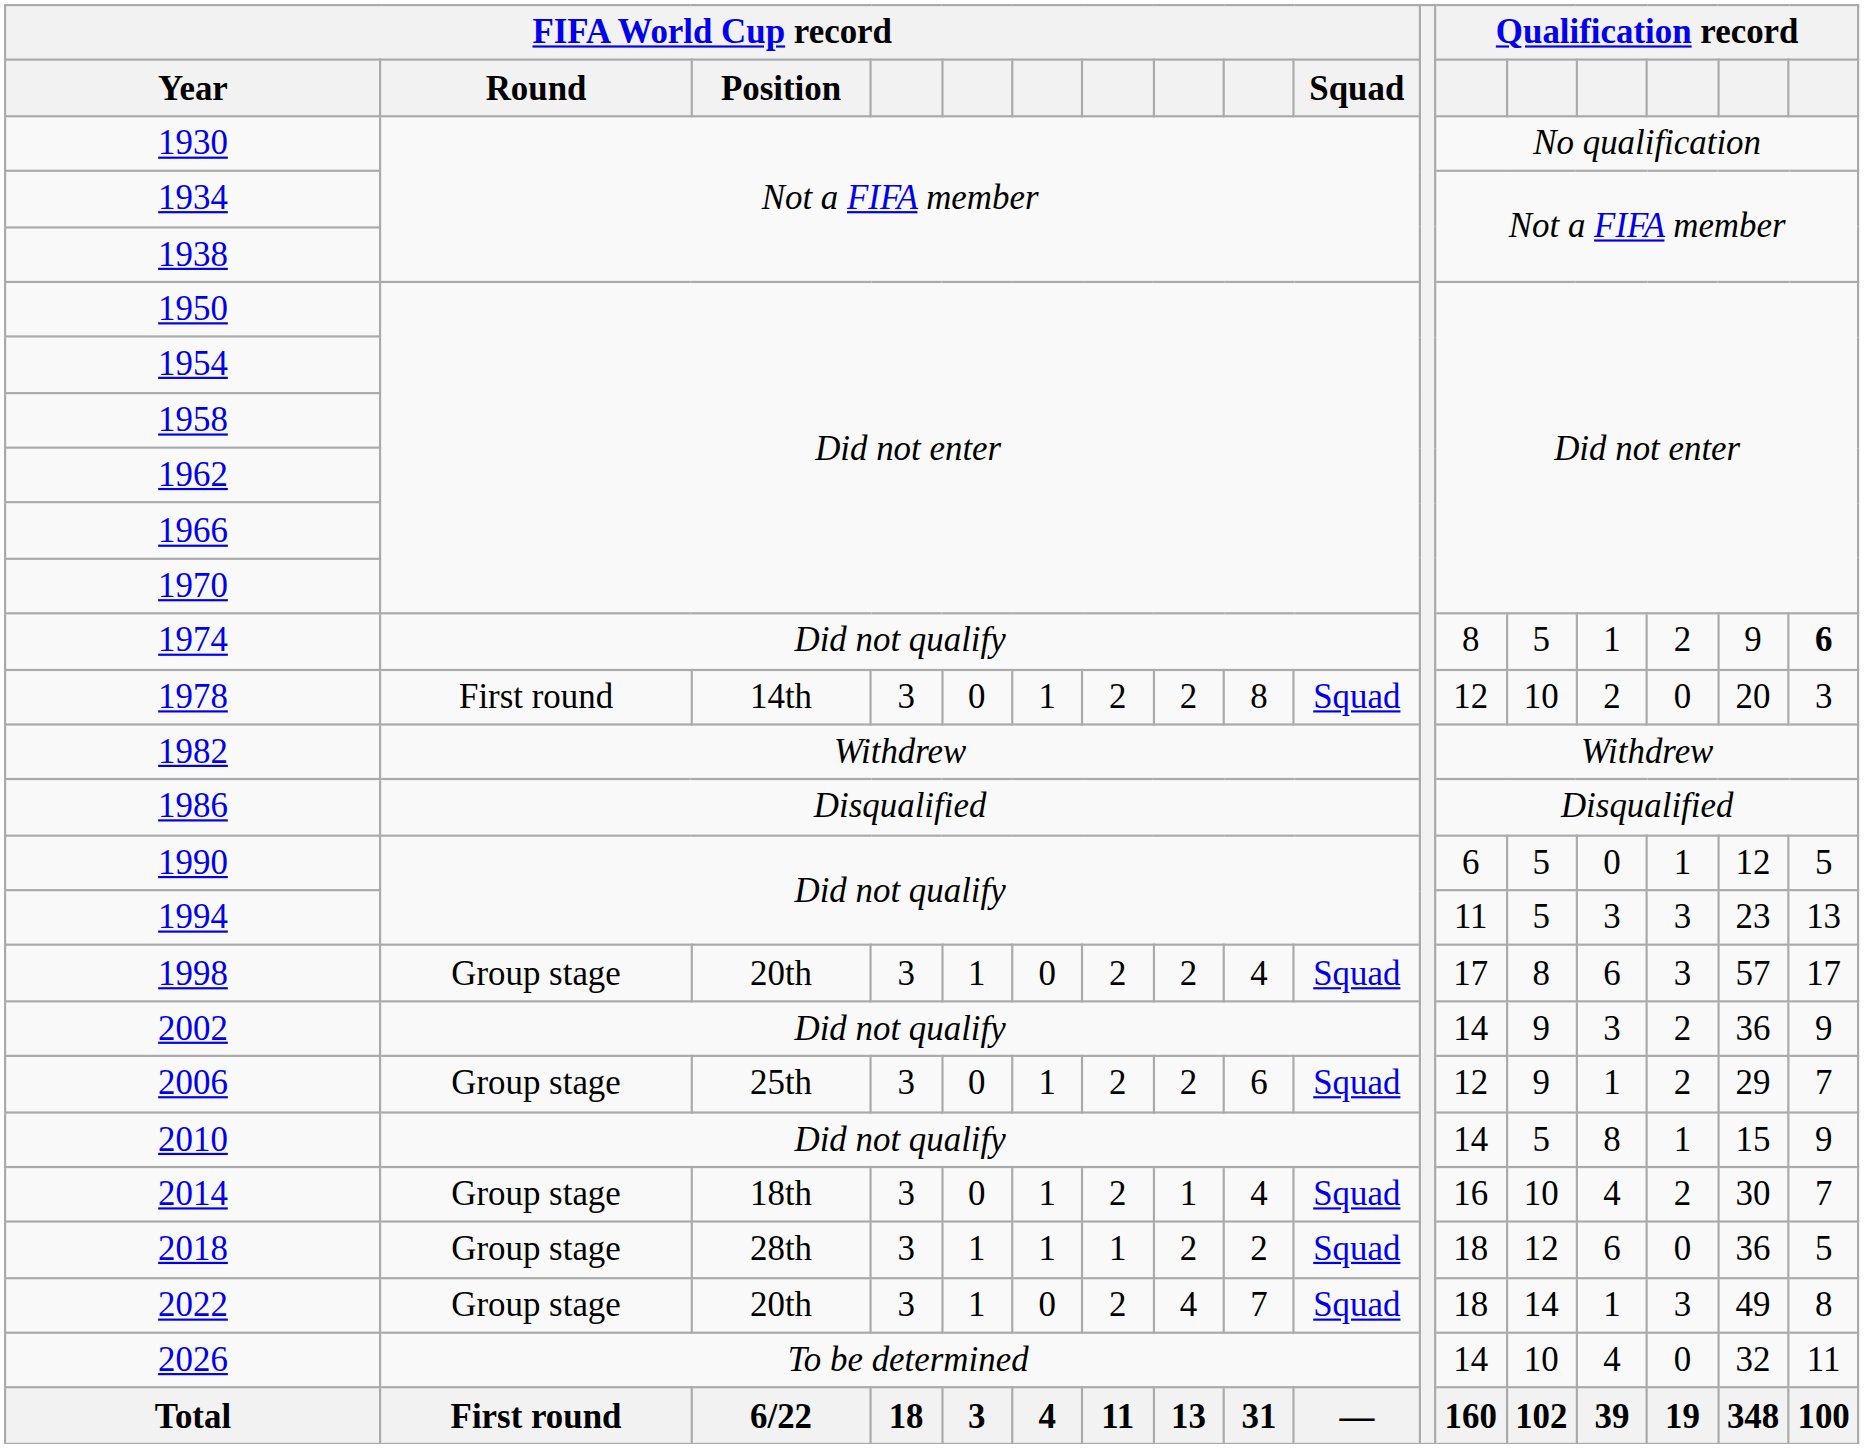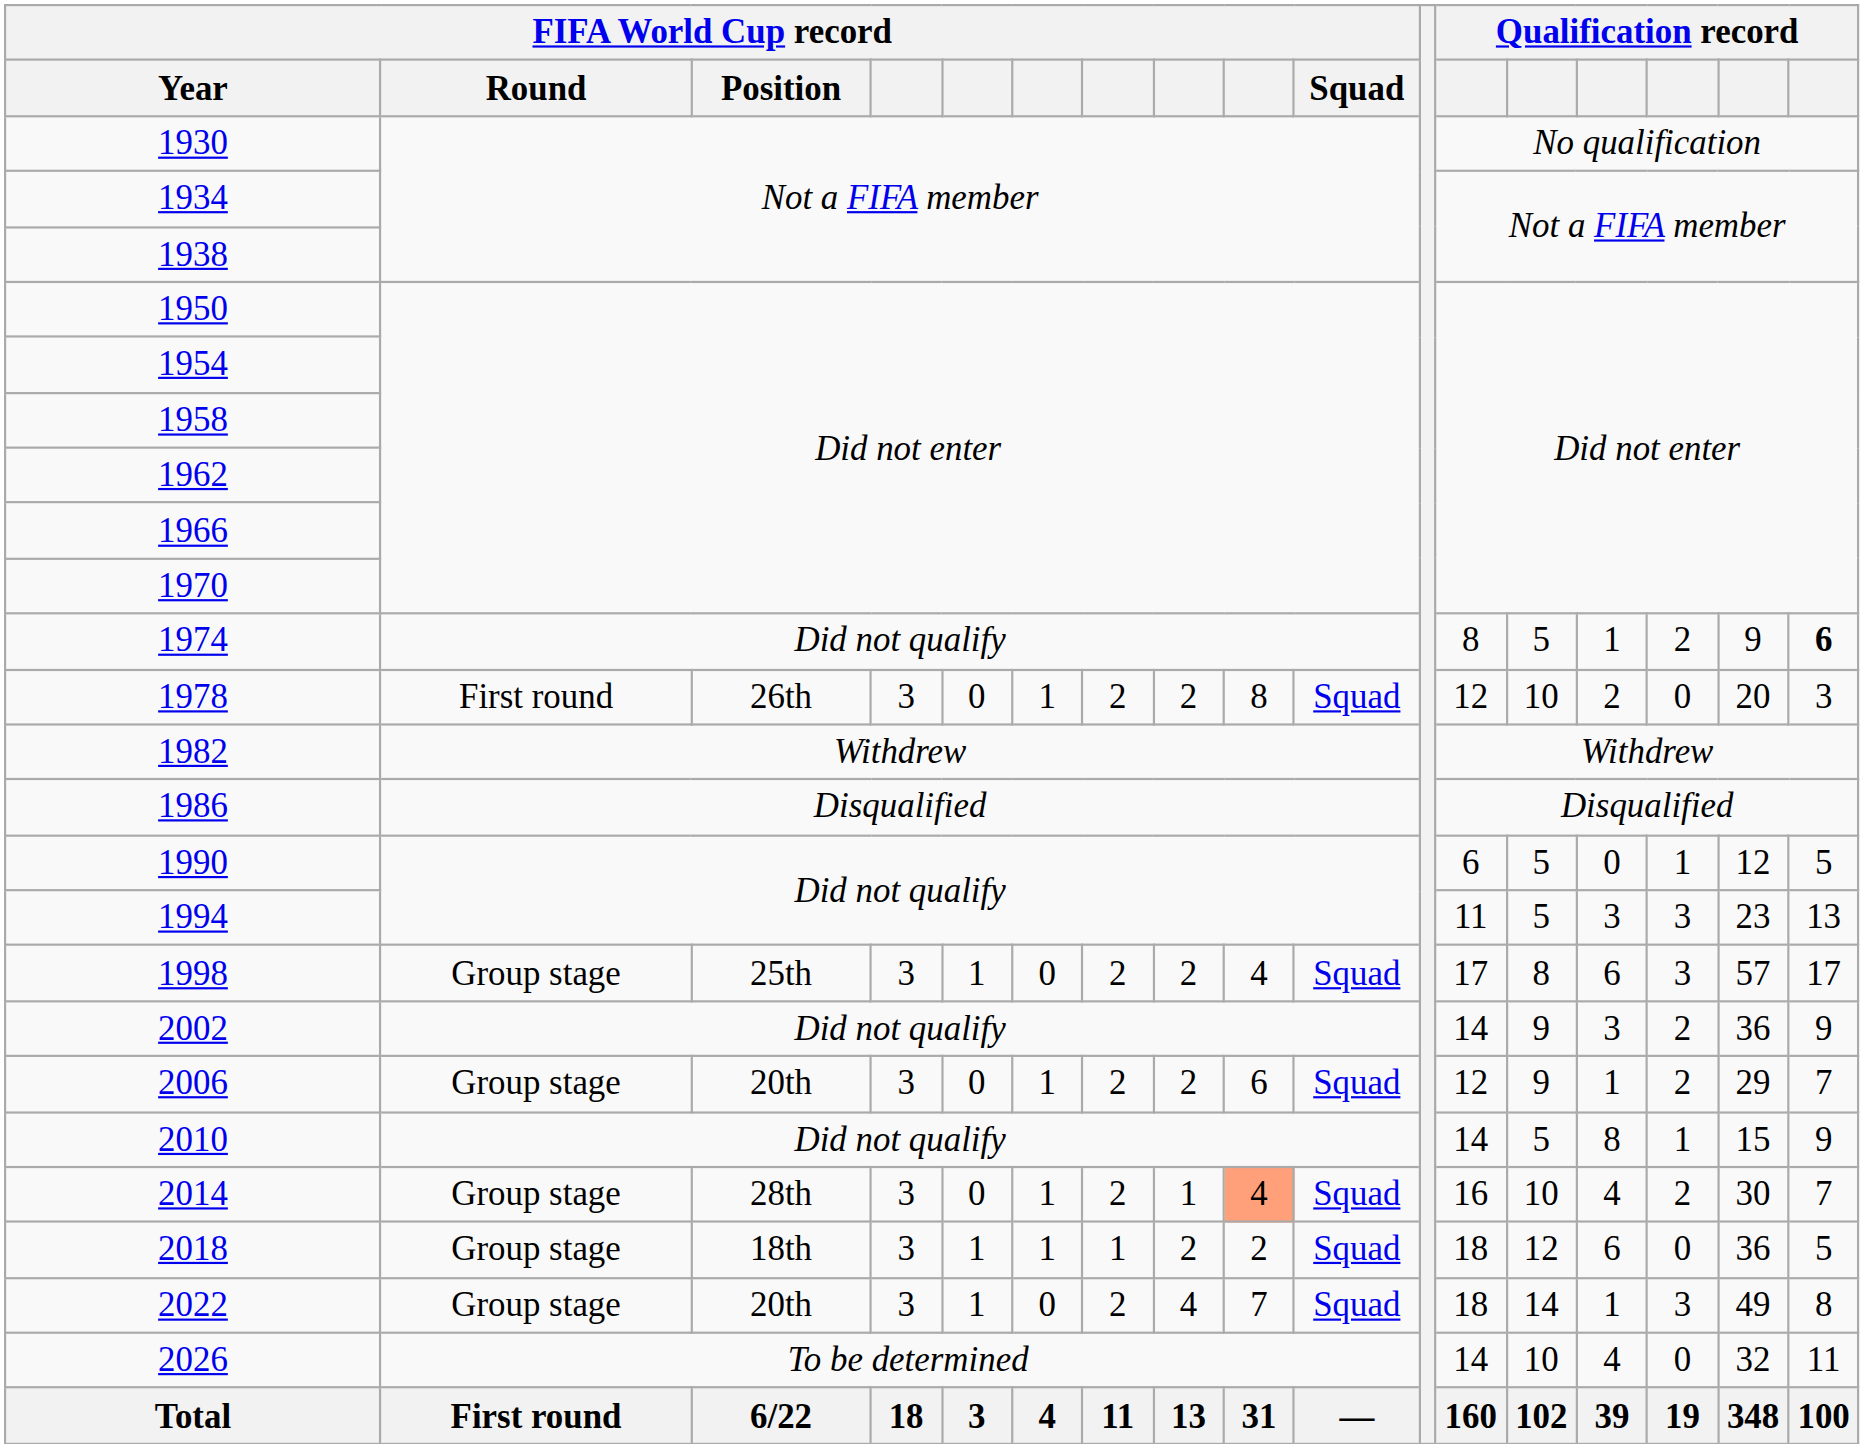(781, 695) 14th -> (781, 695) 26th
(781, 972) 20th -> (781, 972) 25th
(781, 1083) 25th -> (781, 1083) 20th
(781, 1193) 18th -> (781, 1193) 28th
(1259, 1193) no background -> (1259, 1193) lightsalmon background
(781, 1249) 28th -> (781, 1249) 18th
